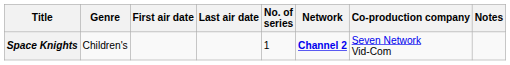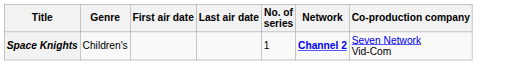- column: (489, 18)
